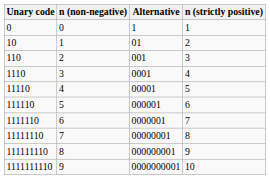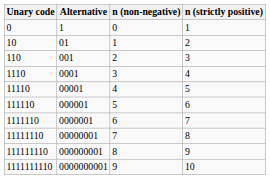columns swapped: (156, 12) <-> (93, 12)
